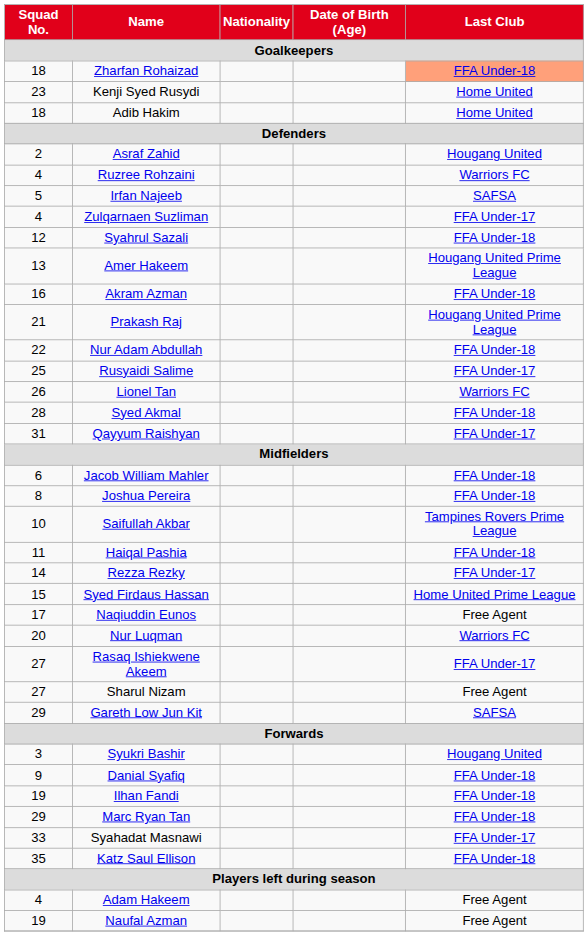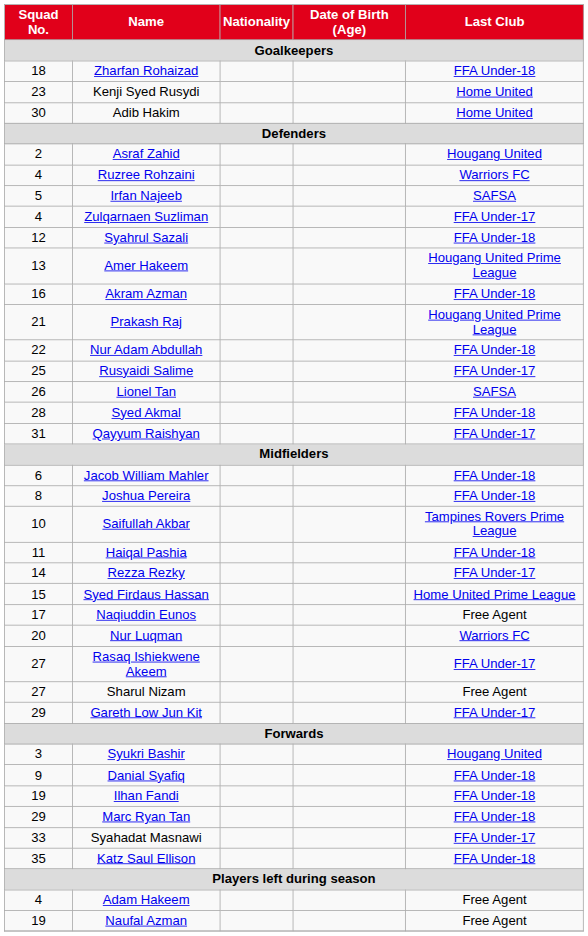(495, 71) lightsalmon background -> (495, 71) no background
(38, 112) 18 -> (38, 112) 30
(495, 392) Warriors FC -> (495, 392) SAFSA
(495, 712) SAFSA -> (495, 712) FFA Under-17
